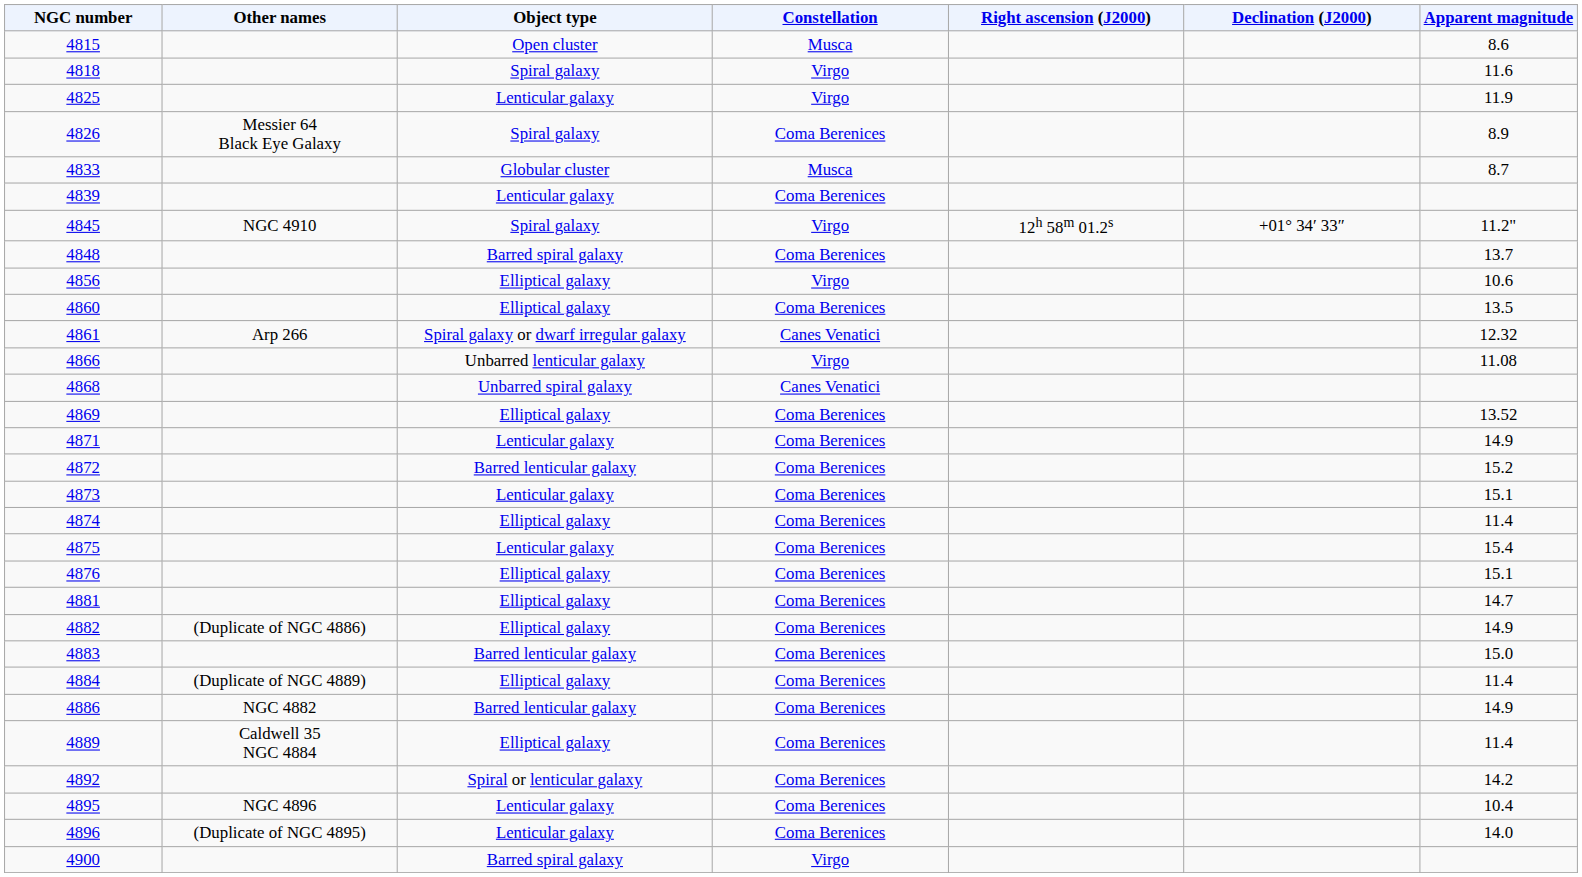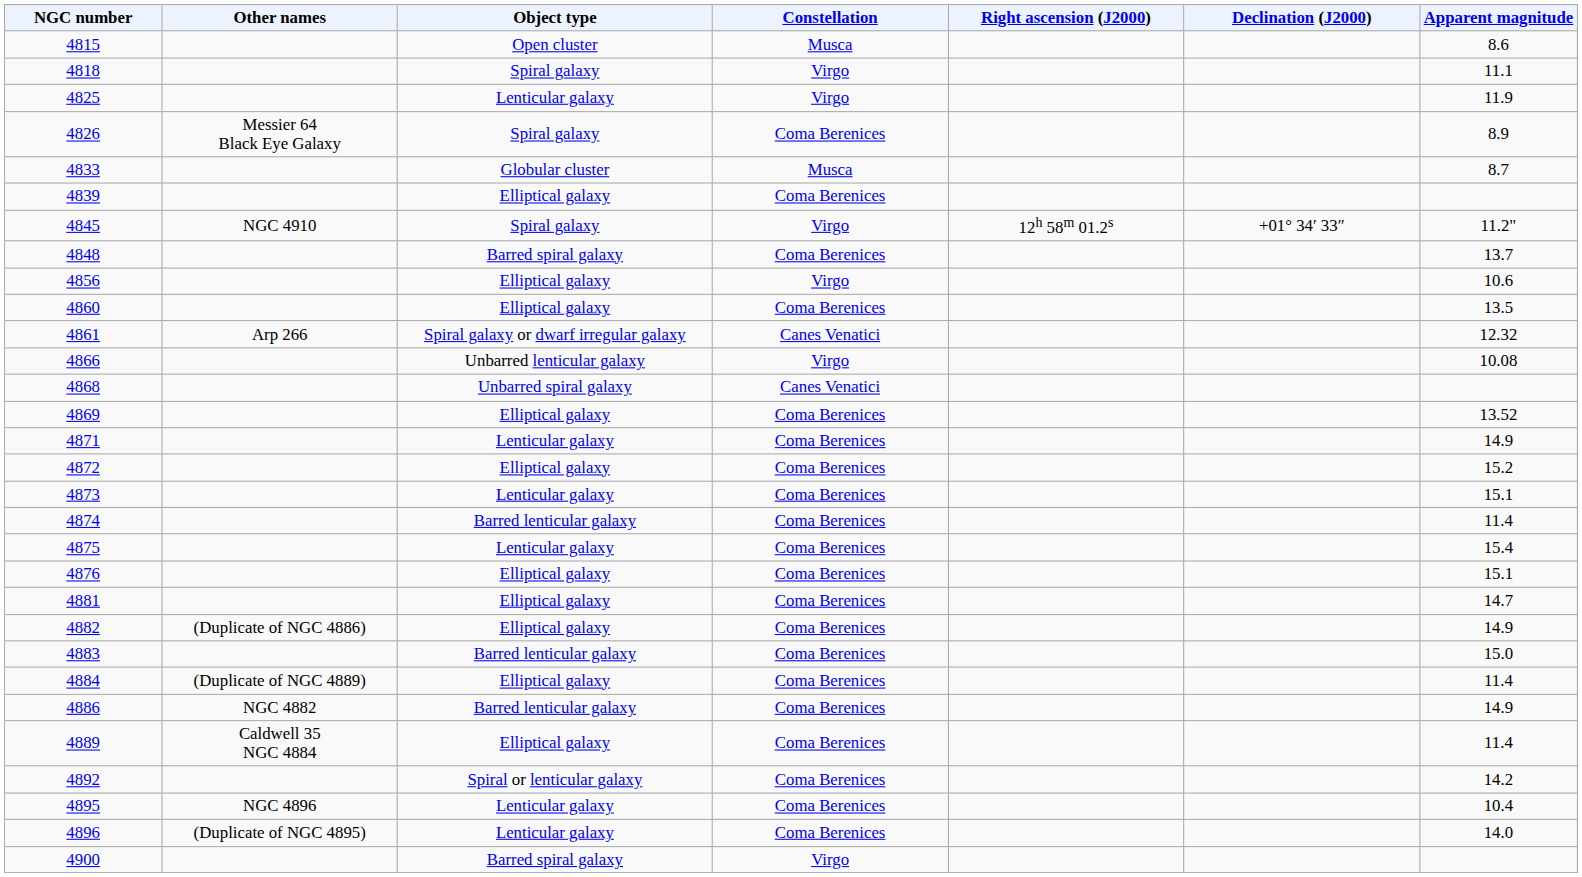(1498, 71) 11.6 -> (1498, 71) 11.1
(555, 196) Lenticular galaxy -> (555, 196) Elliptical galaxy
(1498, 360) 11.08 -> (1498, 360) 10.08
(555, 467) Barred lenticular galaxy -> (555, 467) Elliptical galaxy
(555, 520) Elliptical galaxy -> (555, 520) Barred lenticular galaxy
